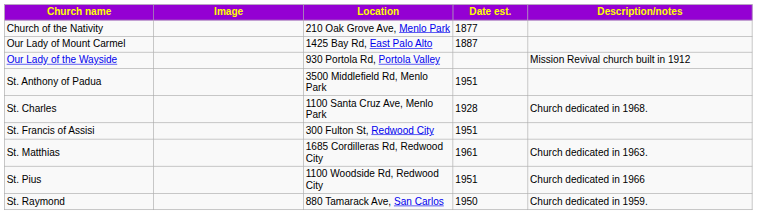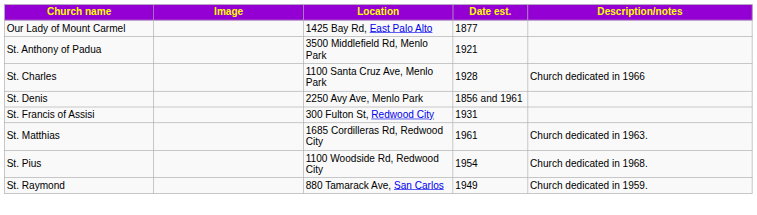- row: (55, 28)
(467, 44) 1887 -> (467, 28) 1877
- row: (62, 60)
(467, 82) 1951 -> (467, 50) 1921
(589, 109) Church dedicated in 1968. -> (588, 77) Church dedicated in 1966
+ row: (27, 99)
(467, 131) 1951 -> (467, 115) 1931
(467, 180) 1951 -> (467, 164) 1954
(588, 180) Church dedicated in 1966 -> (589, 164) Church dedicated in 1968.
(467, 201) 1950 -> (467, 185) 1949
